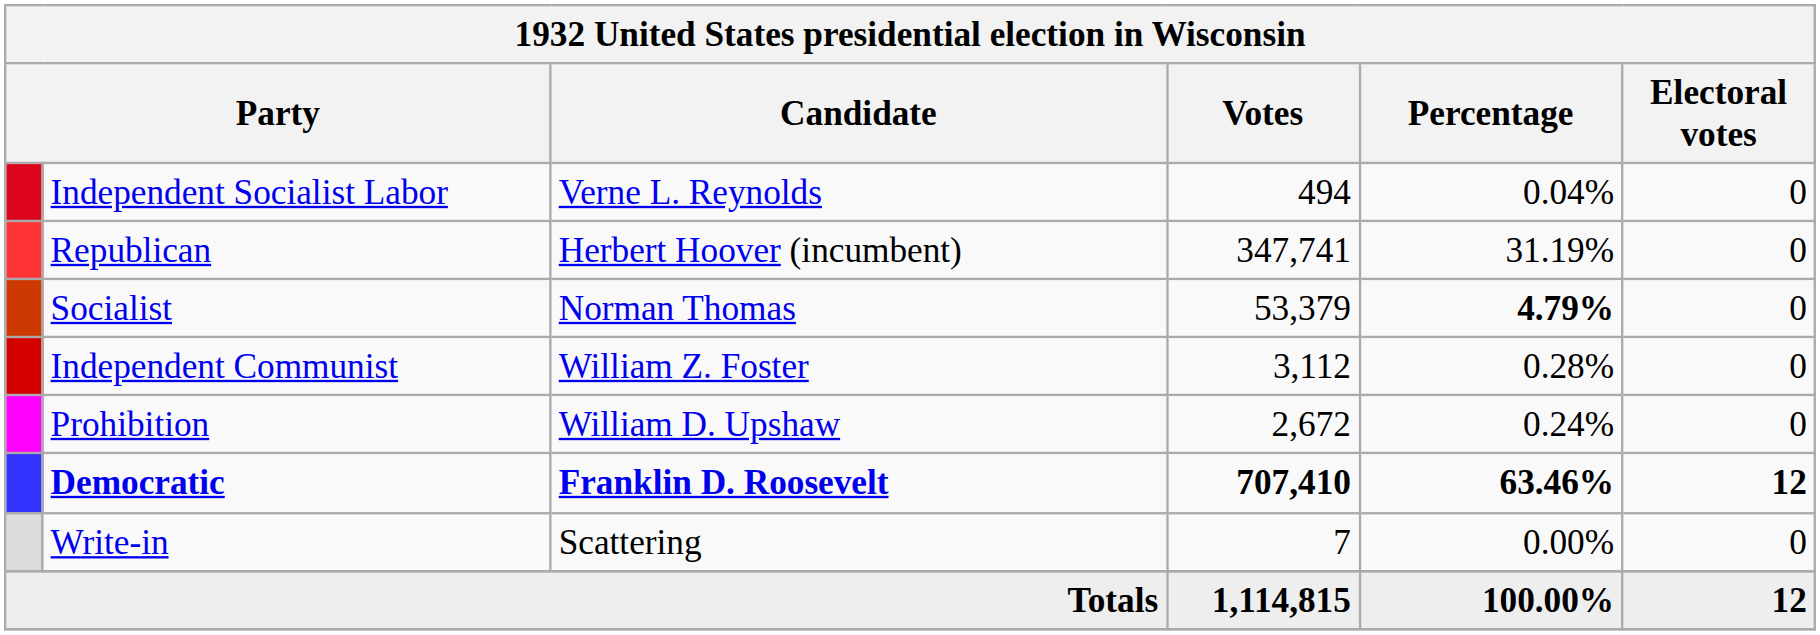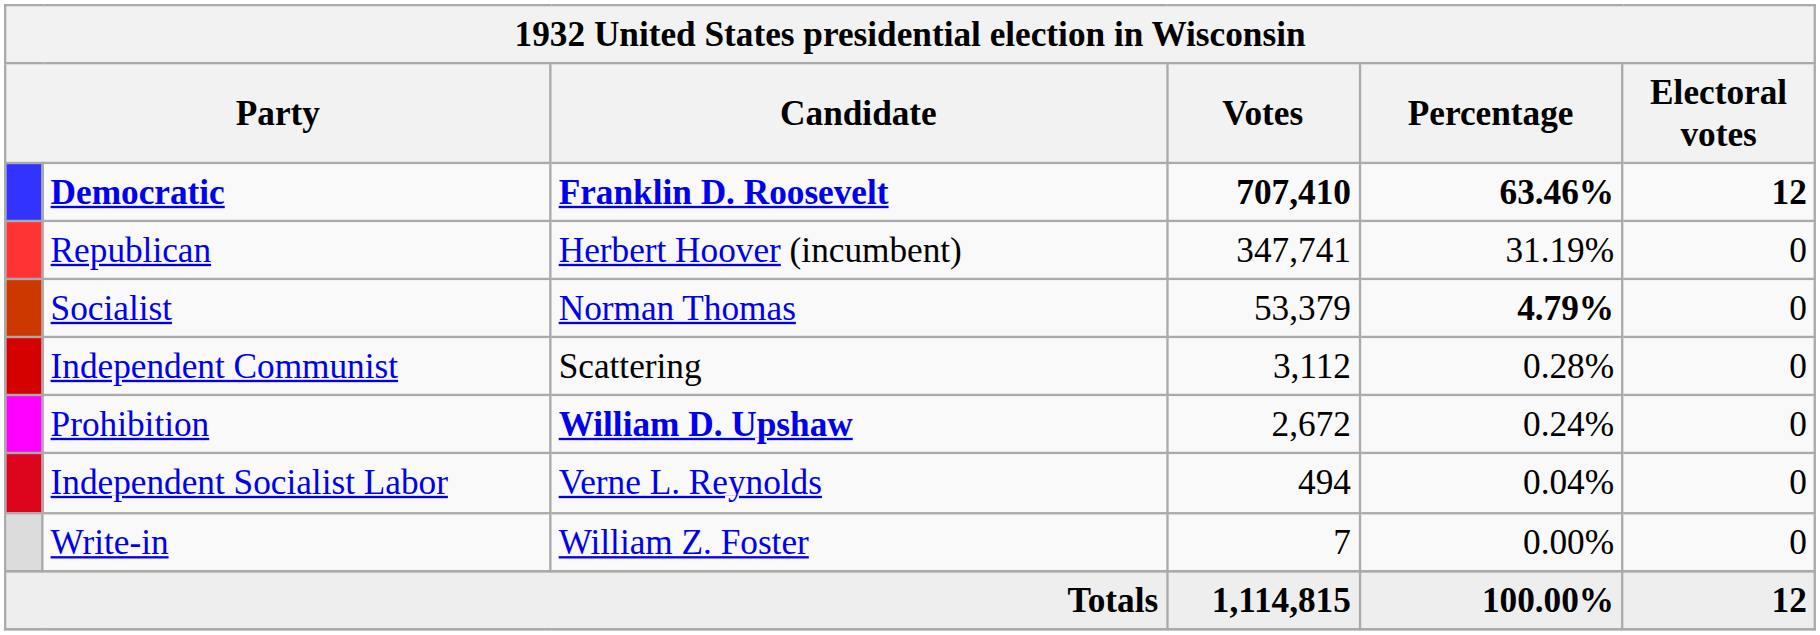rows swapped: (138, 482) <-> (249, 191)
(684, 366) William Z. Foster -> (630, 366) Scattering
(699, 424) normal -> (706, 424) bold
(630, 540) Scattering -> (684, 540) William Z. Foster
